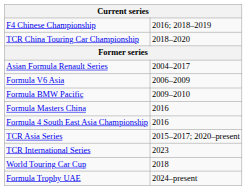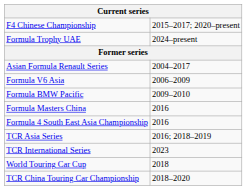(182, 24) 2016; 2018–2019 -> (196, 24) 2015–2017; 2020–present
rows swapped: (44, 177) <-> (73, 38)
(196, 136) 2015–2017; 2020–present -> (182, 136) 2016; 2018–2019
